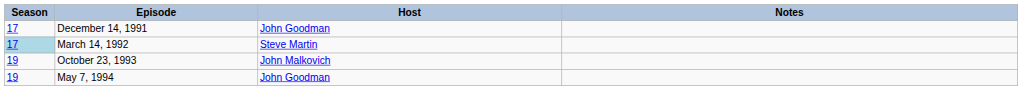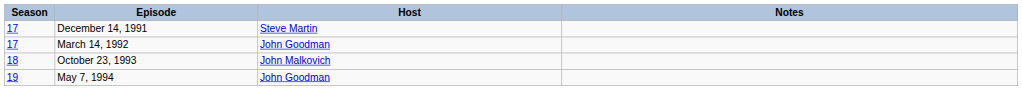(295, 28) John Goodman -> (289, 28) Steve Martin
(12, 45) lightblue background -> (12, 45) no background
(289, 45) Steve Martin -> (295, 45) John Goodman
(12, 61) 19 -> (12, 61) 18
